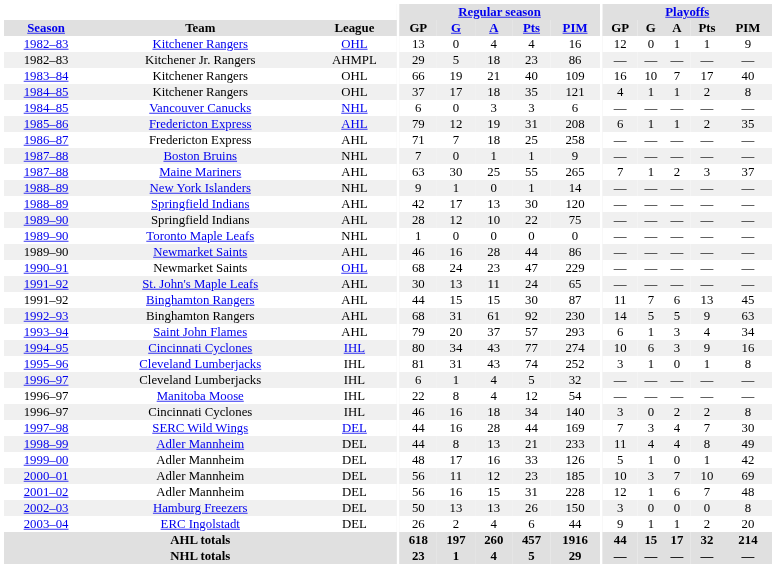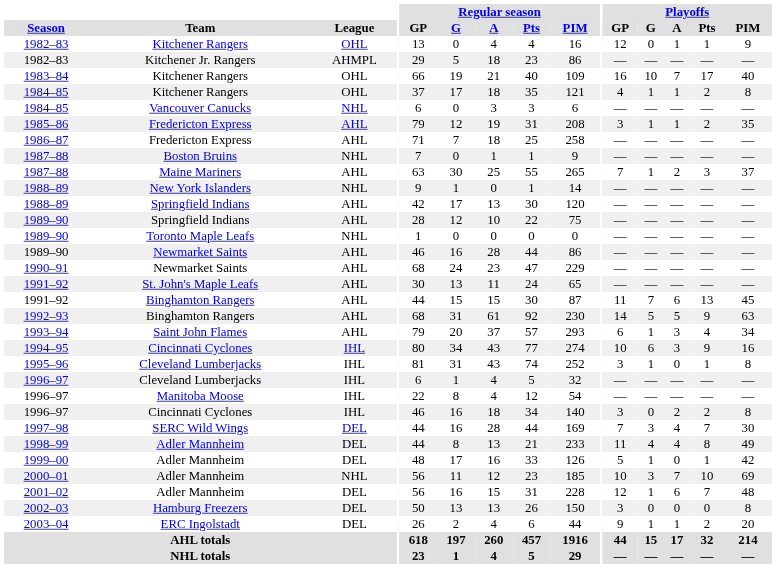(620, 124) 6 -> (620, 124) 3
(354, 268) OHL -> (354, 268) AHL
(354, 476) DEL -> (354, 476) NHL
